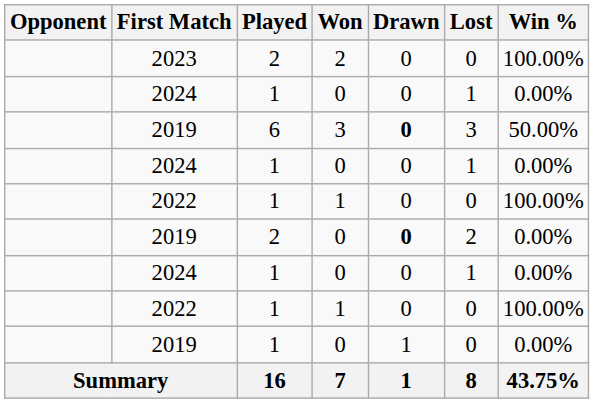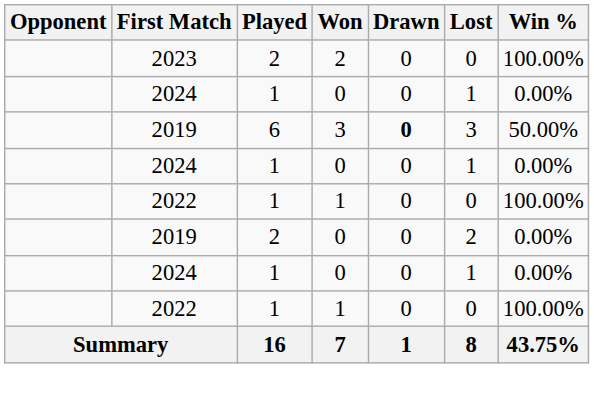(406, 237) bold -> (406, 237) normal
- row: (174, 344)
